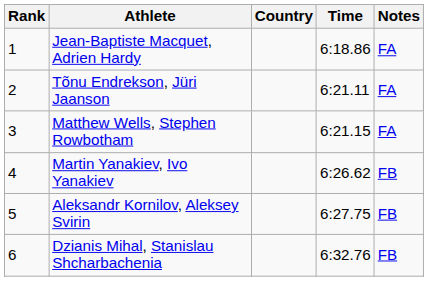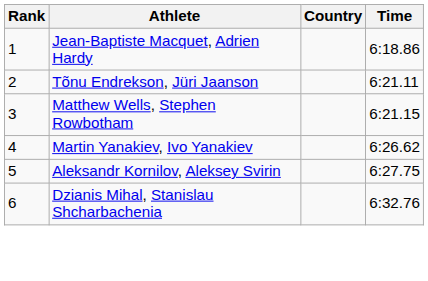- column: (399, 16)
